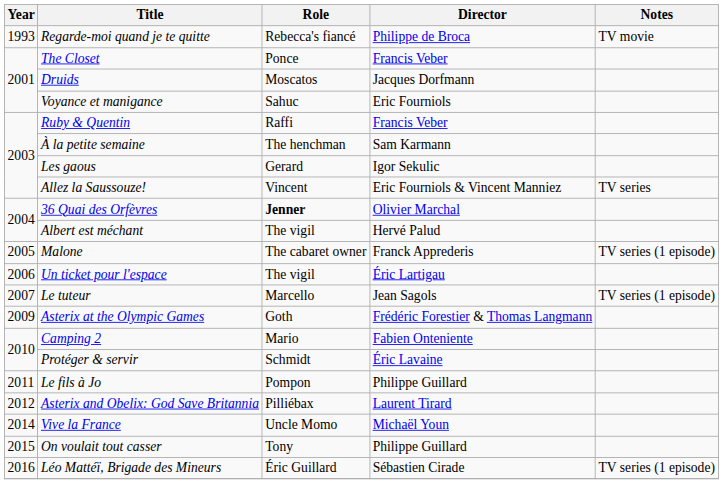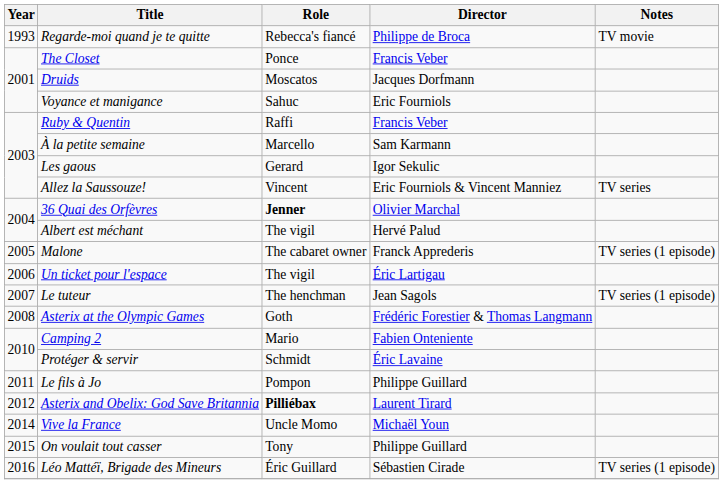(305, 144) The henchman -> (290, 144) Marcello
(290, 295) Marcello -> (305, 295) The henchman
(21, 317) 2009 -> (21, 317) 2008
(289, 403) normal -> (291, 403) bold
